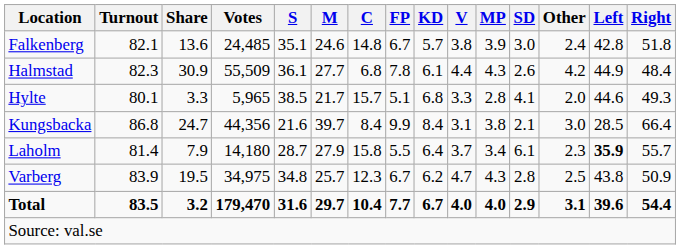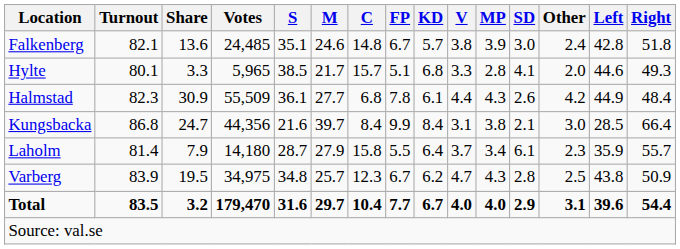rows swapped: (41, 71) <-> (27, 97)
(609, 151) bold -> (609, 151) normal
